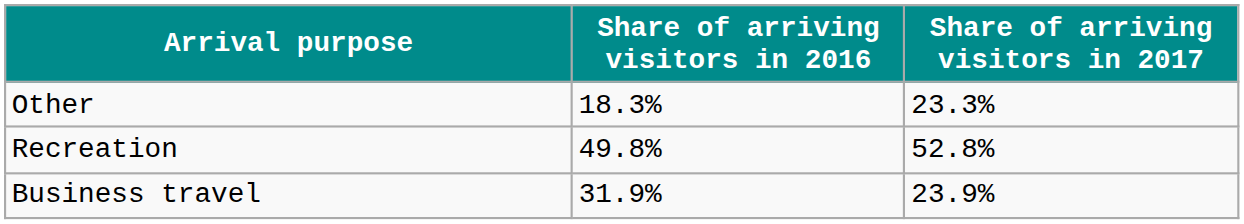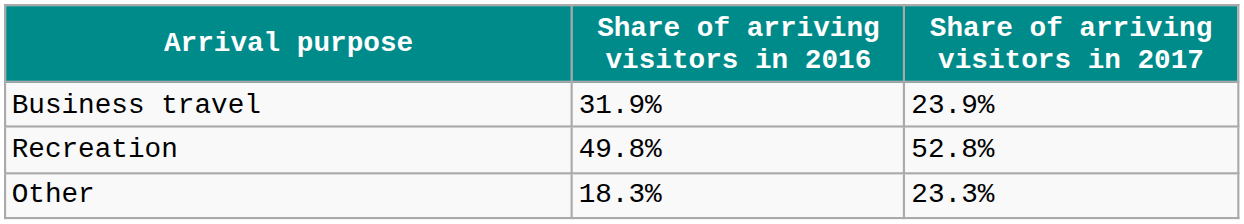rows swapped: (136, 195) <-> (53, 105)
